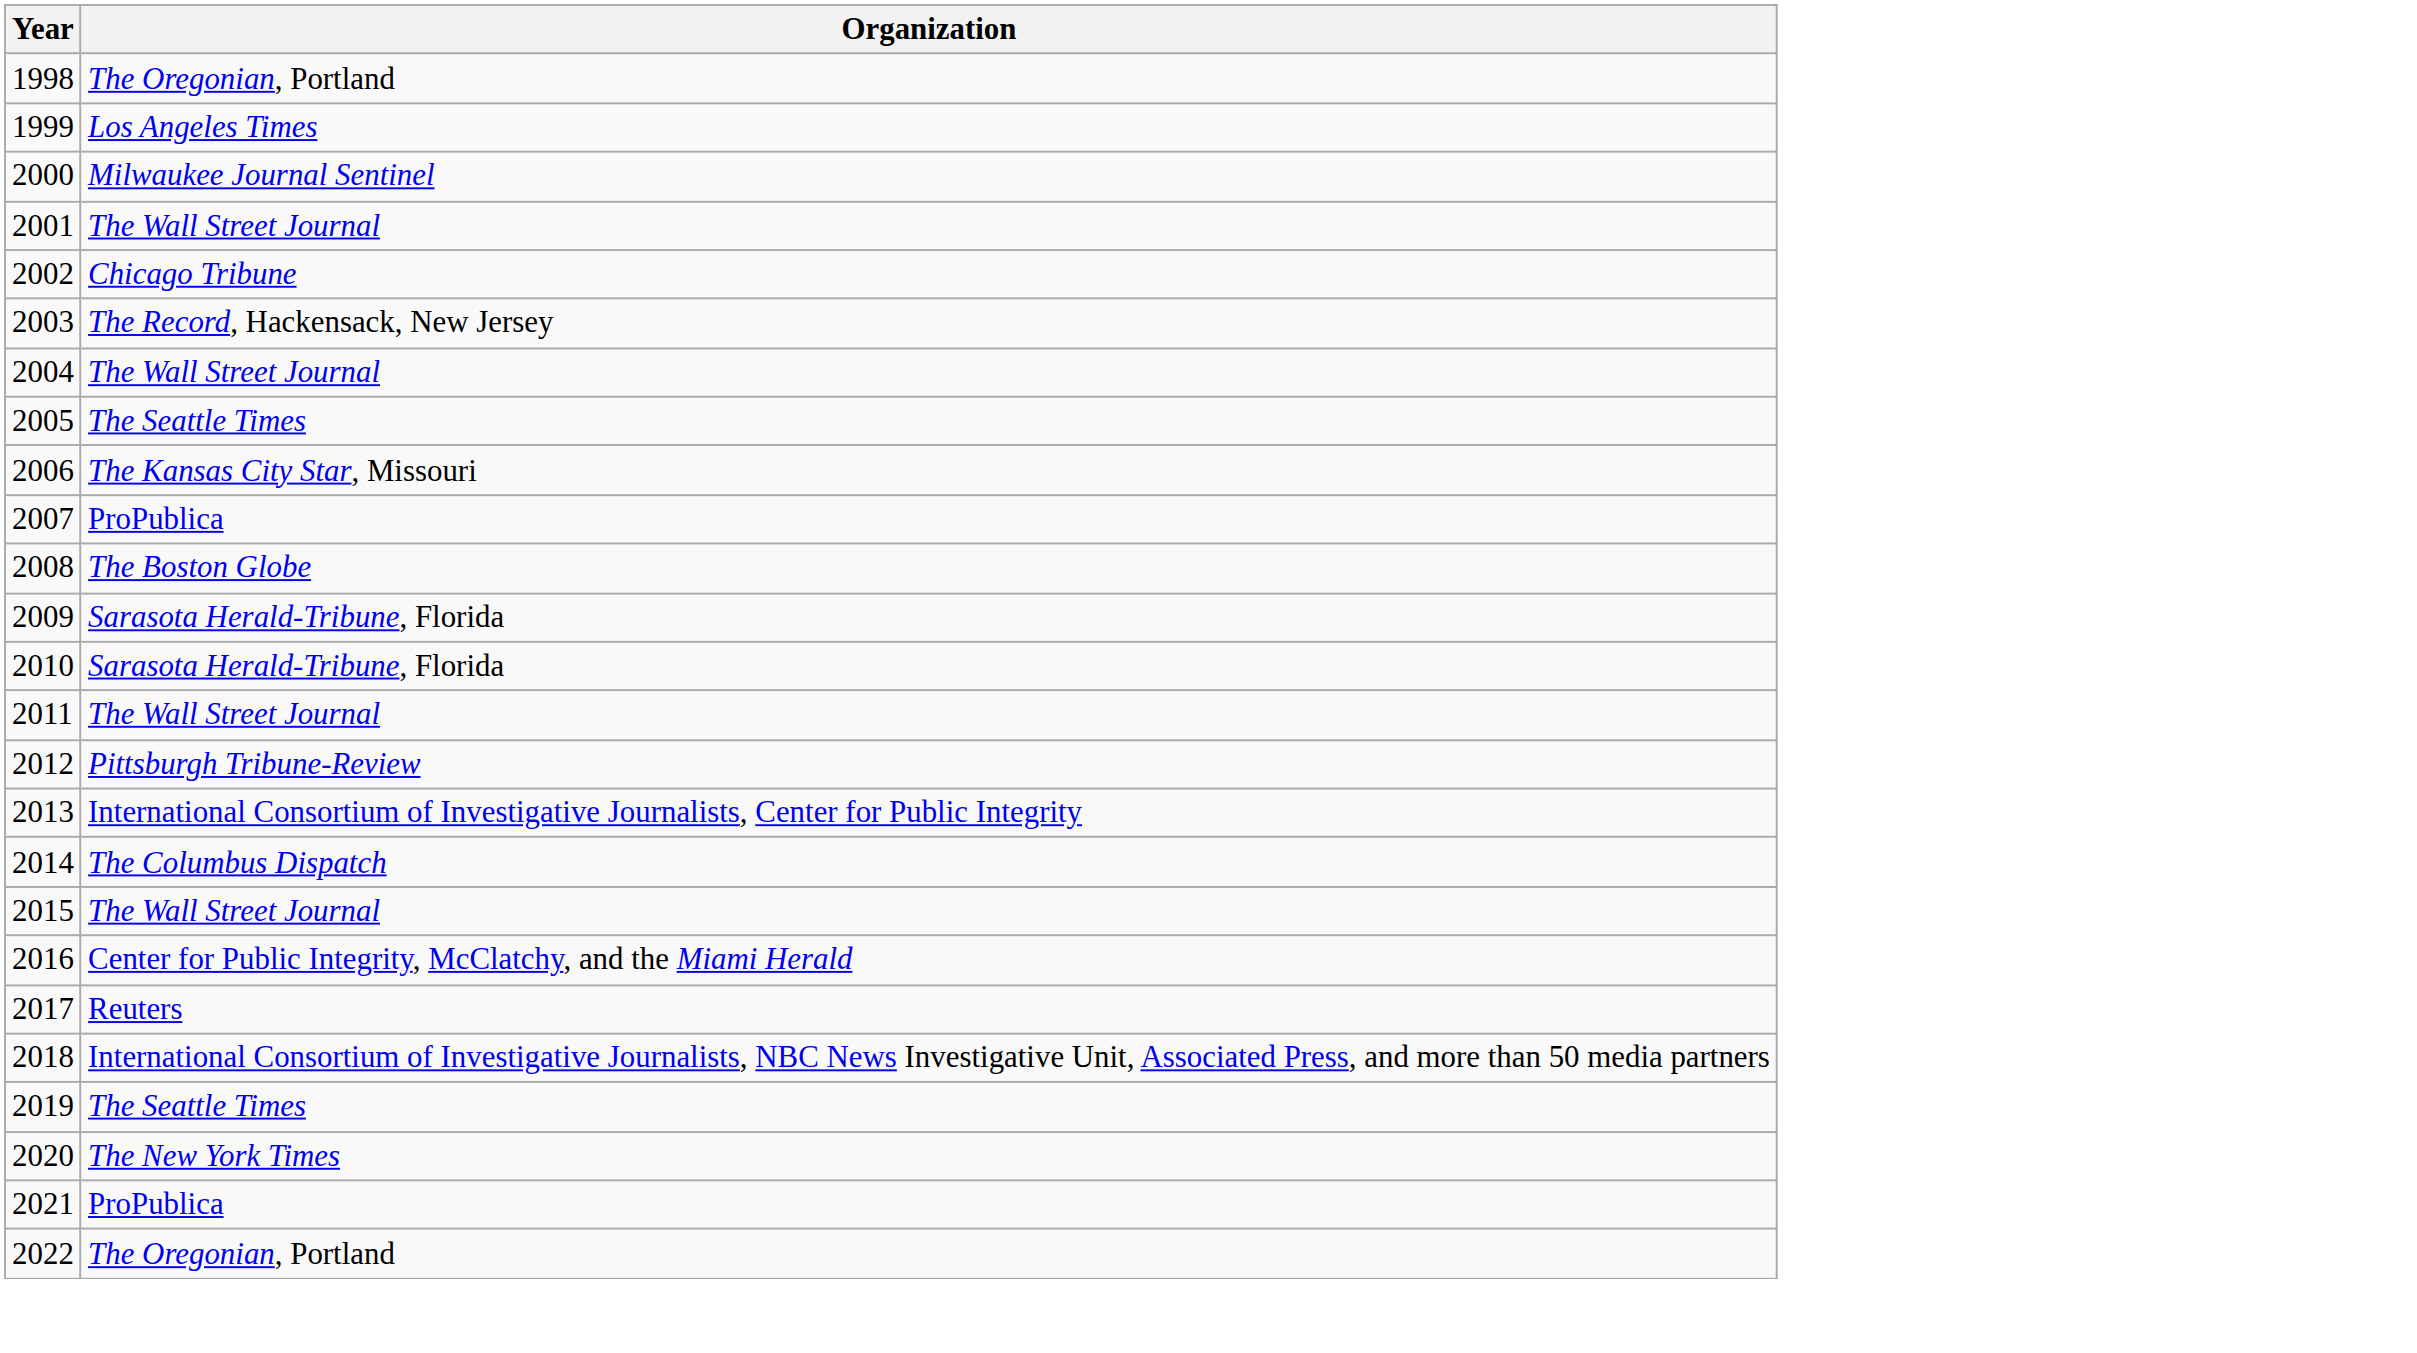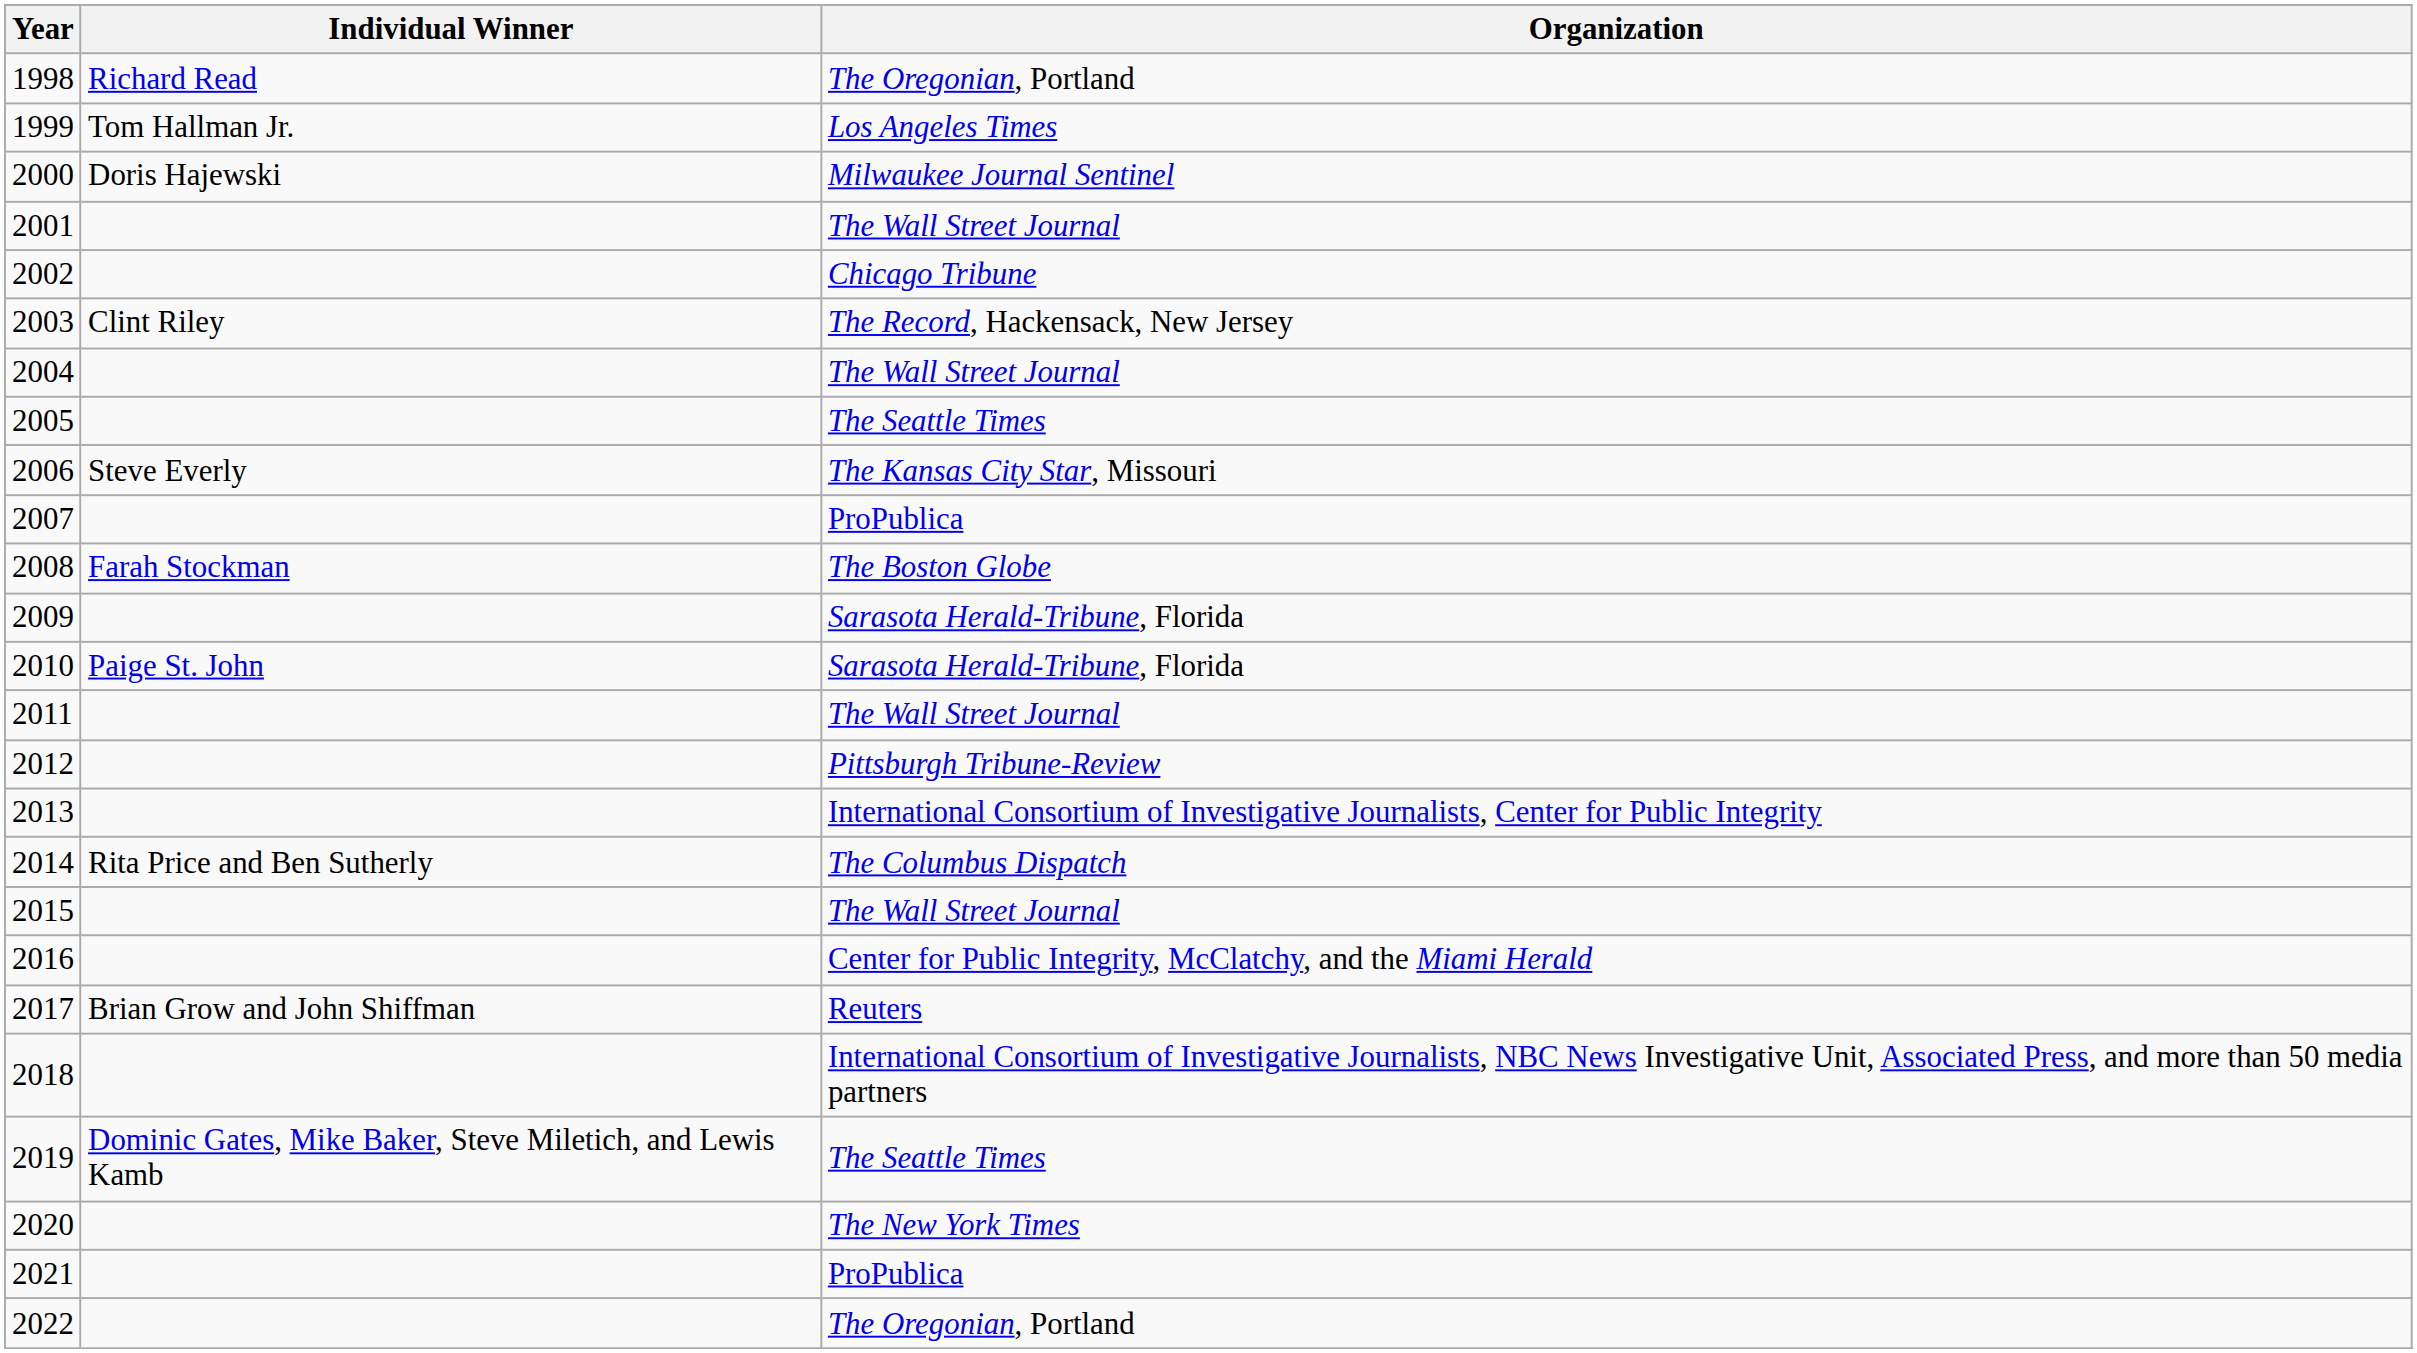+ column: (451, 28)
